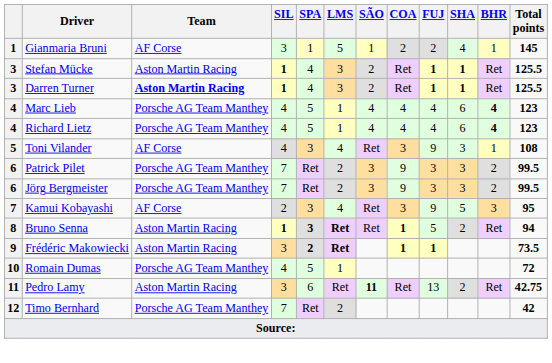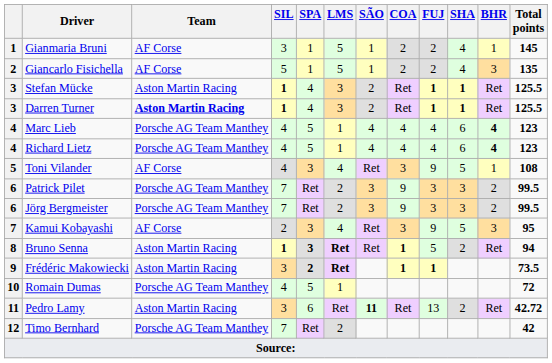+ row: (74, 68)
(463, 148) 3 -> (463, 168) 5
(528, 287) 42.75 -> (528, 307) 42.72
